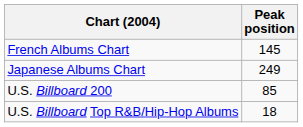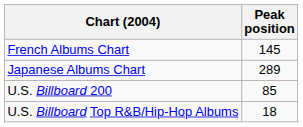(270, 70) 249 -> (270, 70) 289
